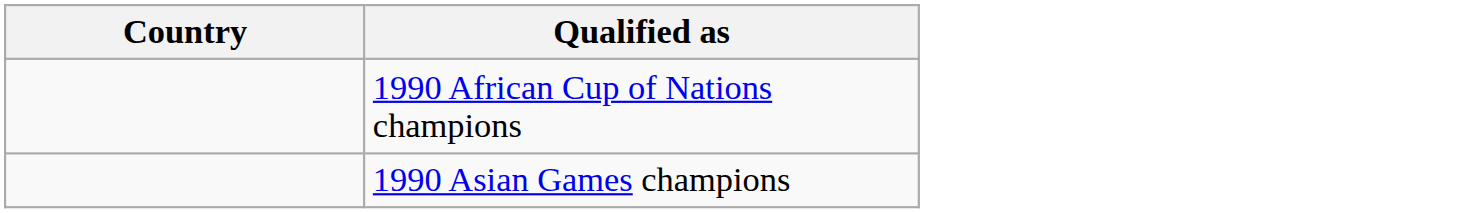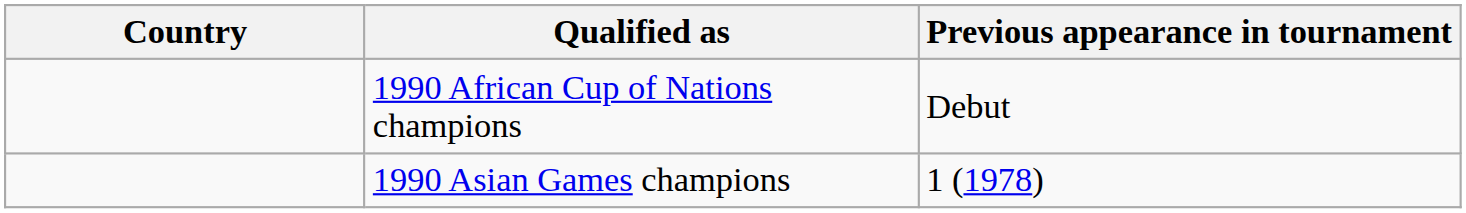+ column: (1189, 31)
